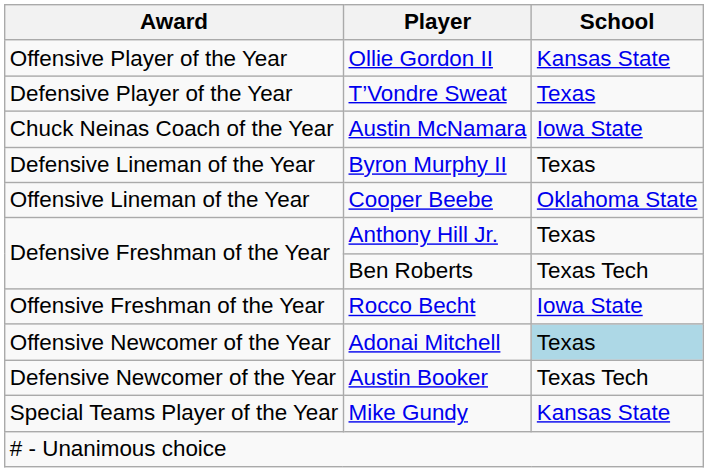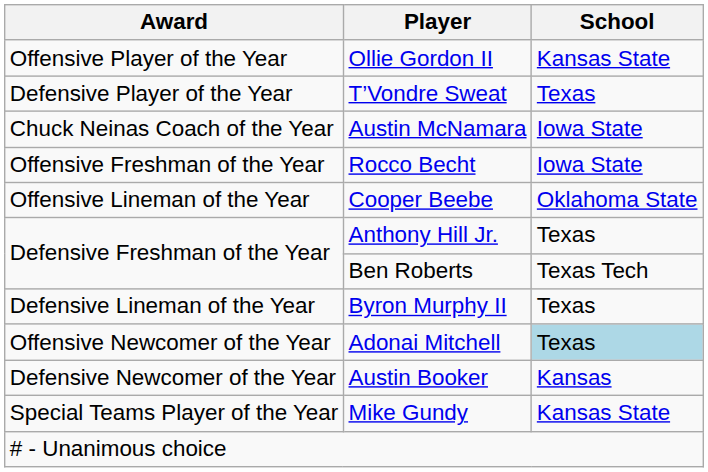rows swapped: (412, 306) <-> (428, 164)
(593, 377) Texas Tech -> (574, 377) Kansas
